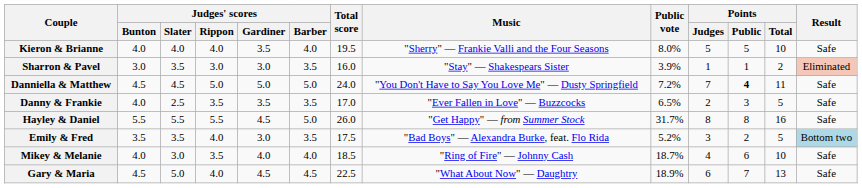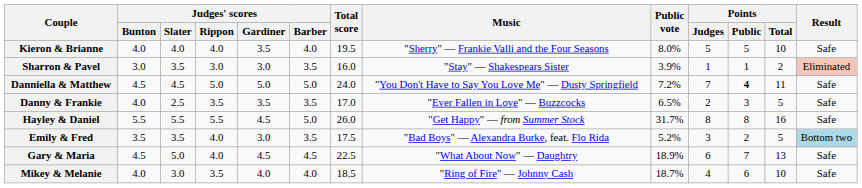rows swapped: (61, 174) <-> (61, 156)
